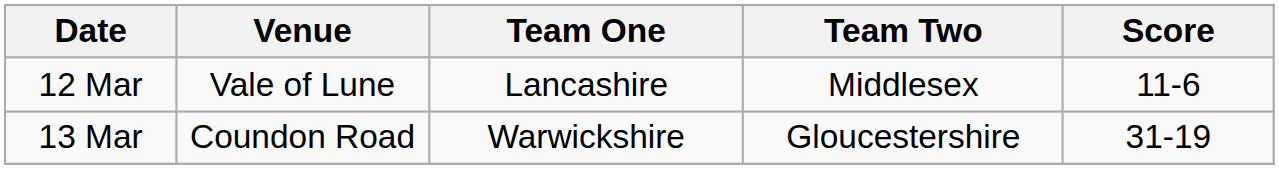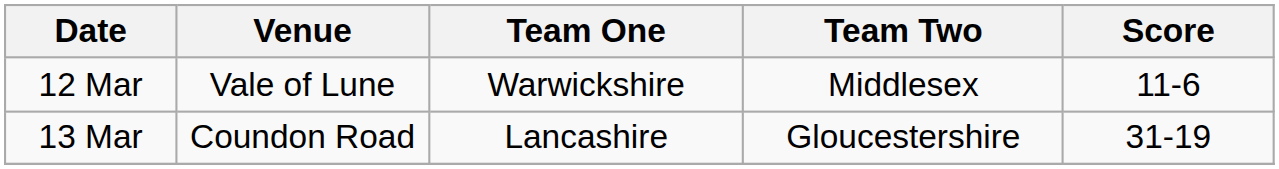(586, 84) Lancashire -> (586, 84) Warwickshire
(586, 137) Warwickshire -> (586, 137) Lancashire
